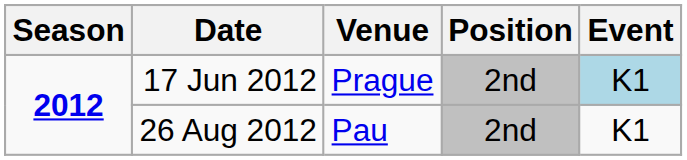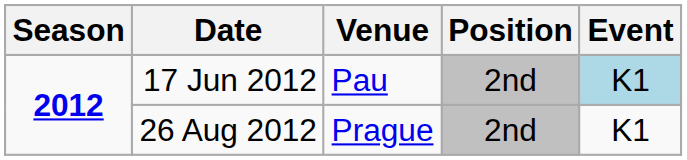(383, 80) Prague -> (360, 80) Pau
(360, 130) Pau -> (383, 130) Prague
